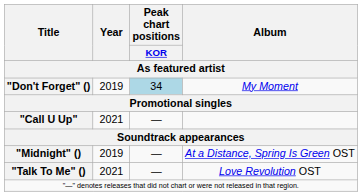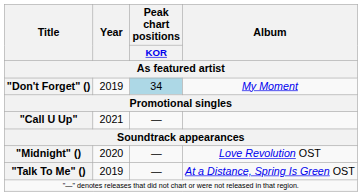(111, 154) 2019 -> (111, 154) 2020
(270, 154) At a Distance, Spring Is Green OST -> (270, 154) Love Revolution OST
(111, 171) 2021 -> (111, 171) 2019
(270, 171) Love Revolution OST -> (270, 171) At a Distance, Spring Is Green OST
